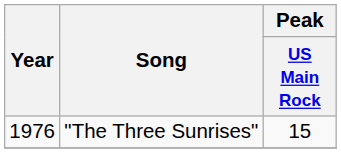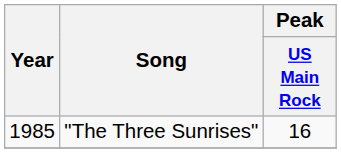(32, 131) 1976 -> (32, 131) 1985
(300, 131) 15 -> (300, 131) 16
